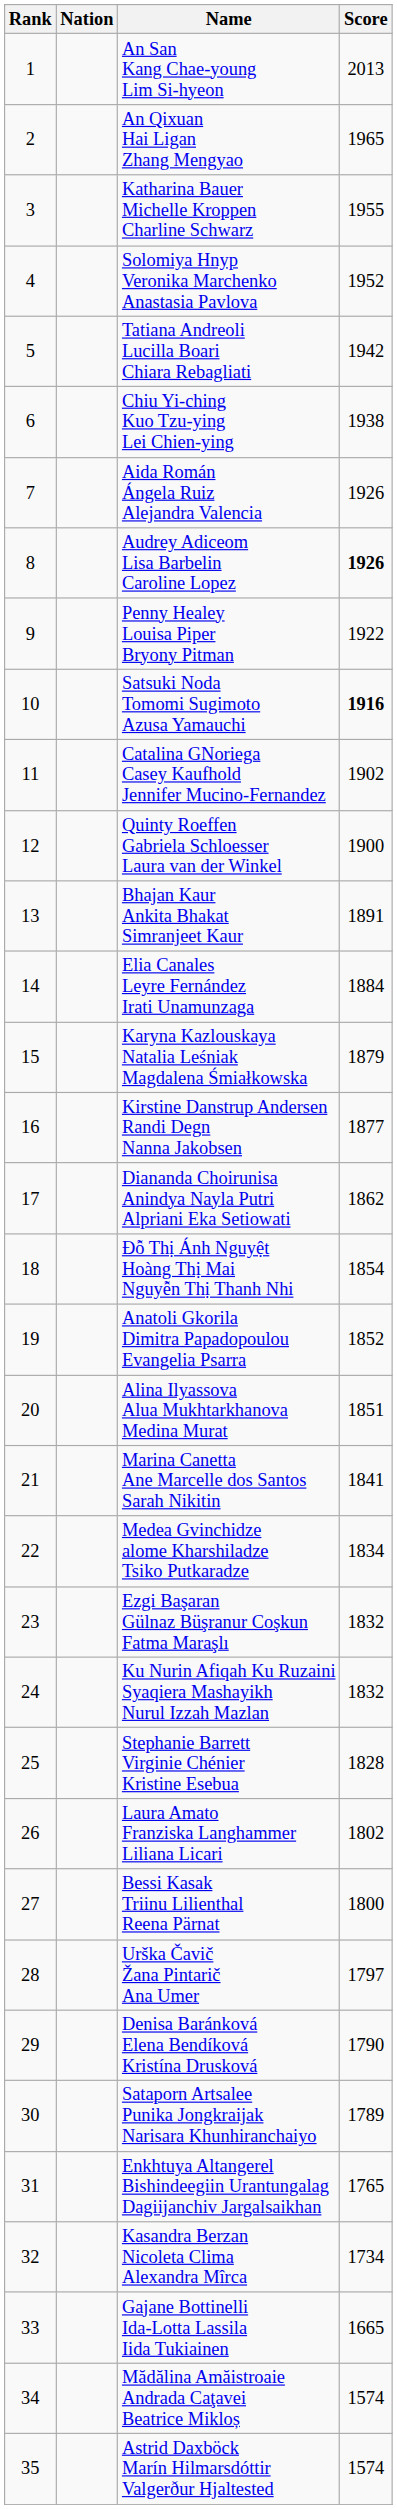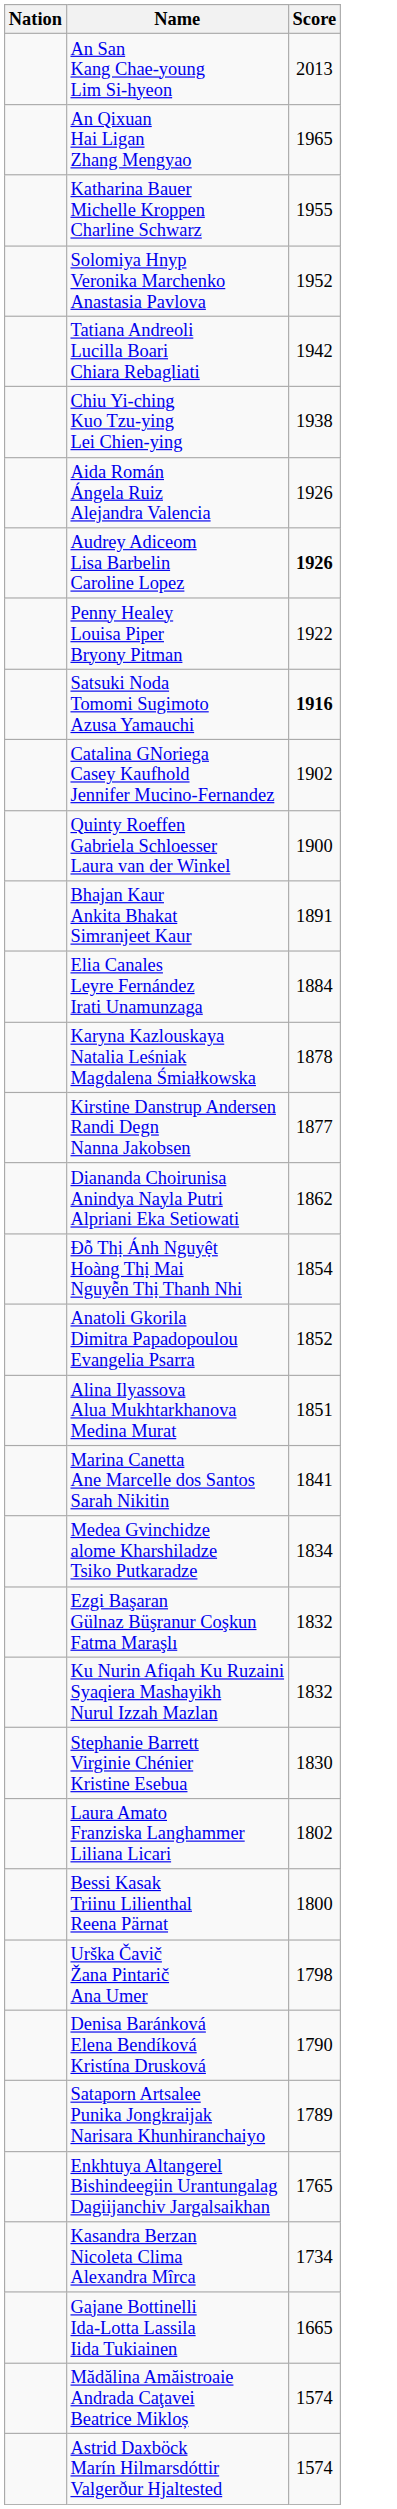- column: (30, 19)
(366, 1057) 1879 -> (314, 1057) 1878
(366, 1762) 1828 -> (314, 1762) 1830
(366, 1974) 1797 -> (314, 1974) 1798
